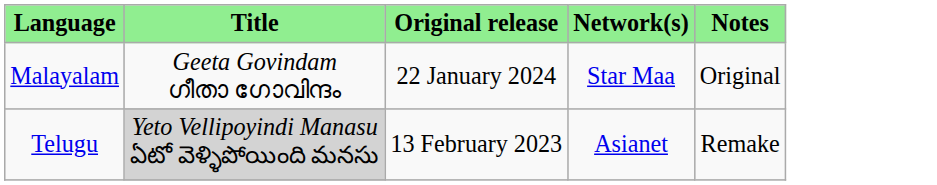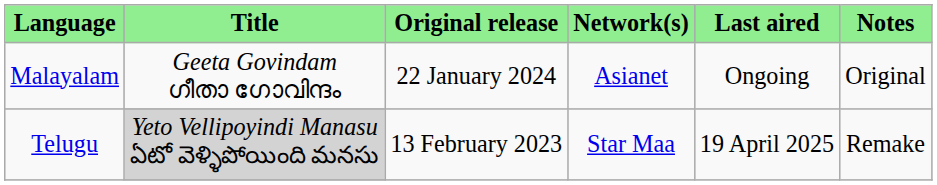+ column: (767, 23)
(631, 75) Star Maa -> (631, 75) Asianet
(631, 144) Asianet -> (631, 144) Star Maa
